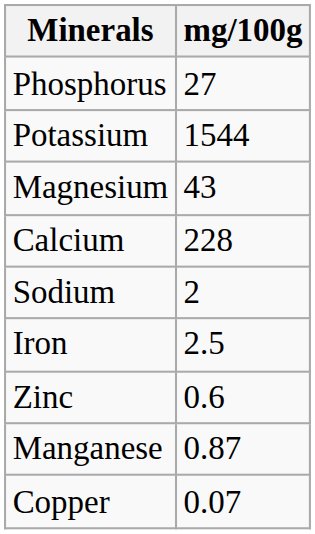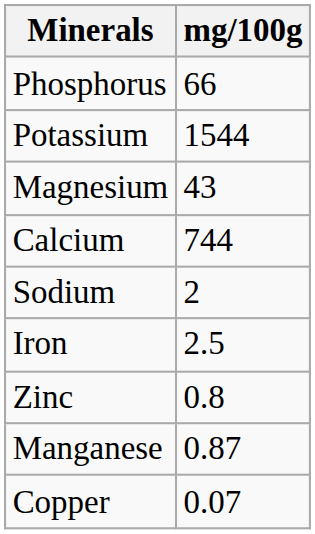(200, 82) 27 -> (200, 82) 66
(208, 239) 228 -> (208, 239) 744
(204, 396) 0.6 -> (204, 396) 0.8
